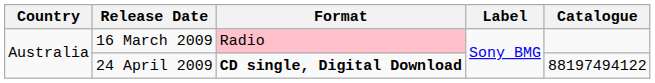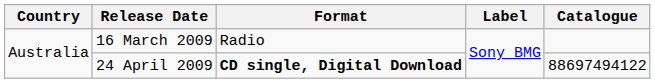(242, 41) pink background -> (242, 41) no background
(597, 65) 88197494122 -> (597, 65) 88697494122
